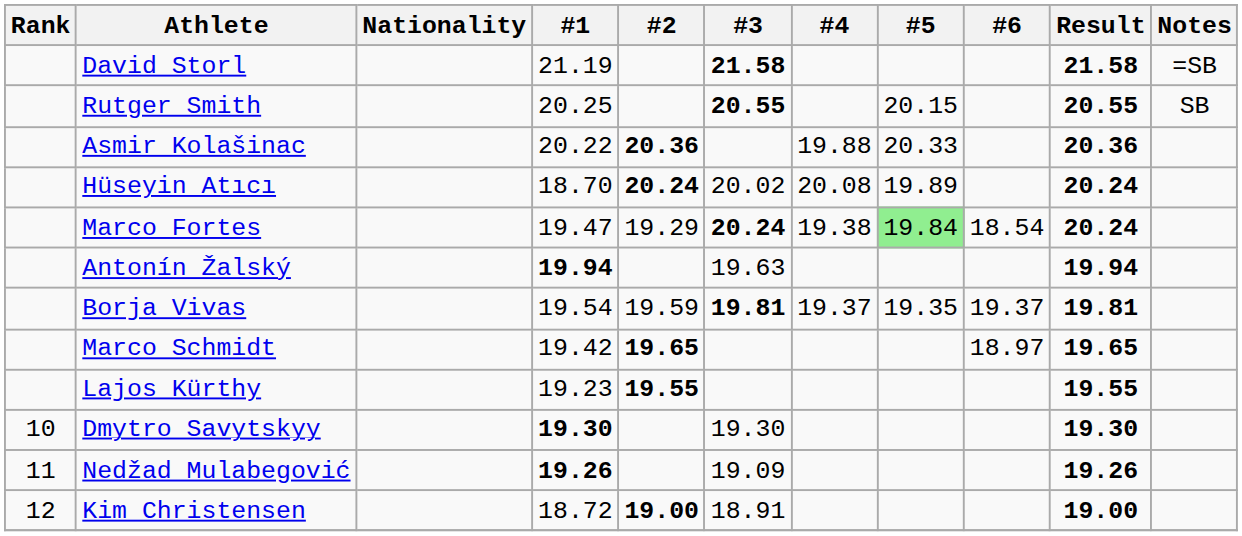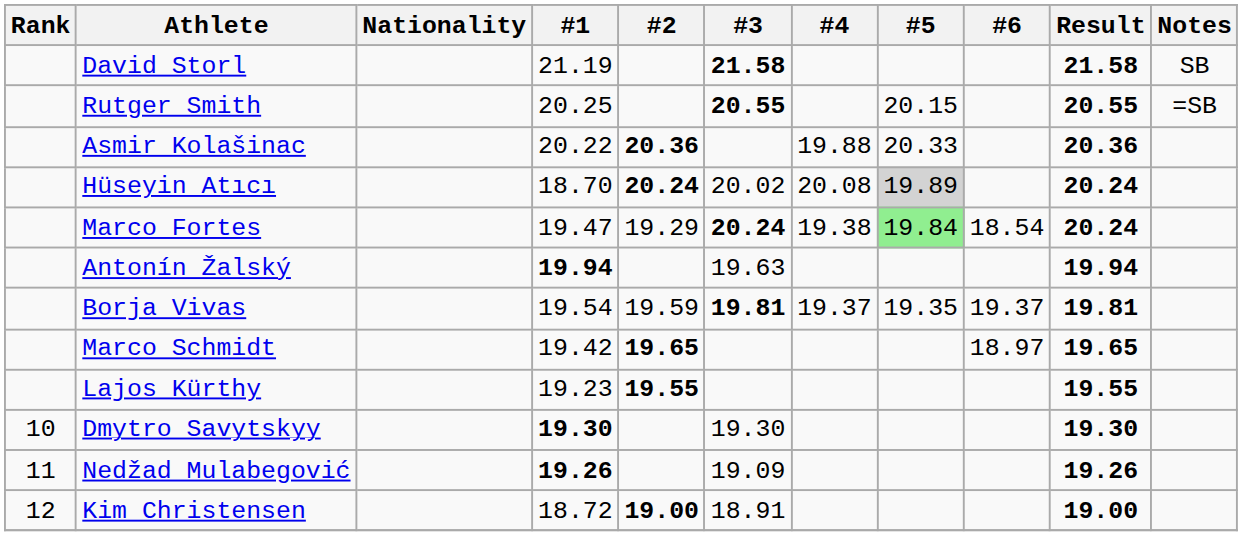(1195, 66) =SB -> (1195, 66) SB
(1195, 106) SB -> (1195, 106) =SB
(921, 187) no background -> (921, 187) lightgrey background
